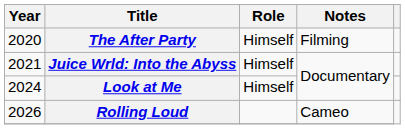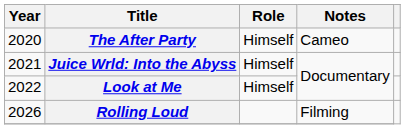(325, 40) Filming -> (325, 40) Cameo
(25, 87) 2024 -> (25, 87) 2022
(325, 111) Cameo -> (325, 111) Filming
